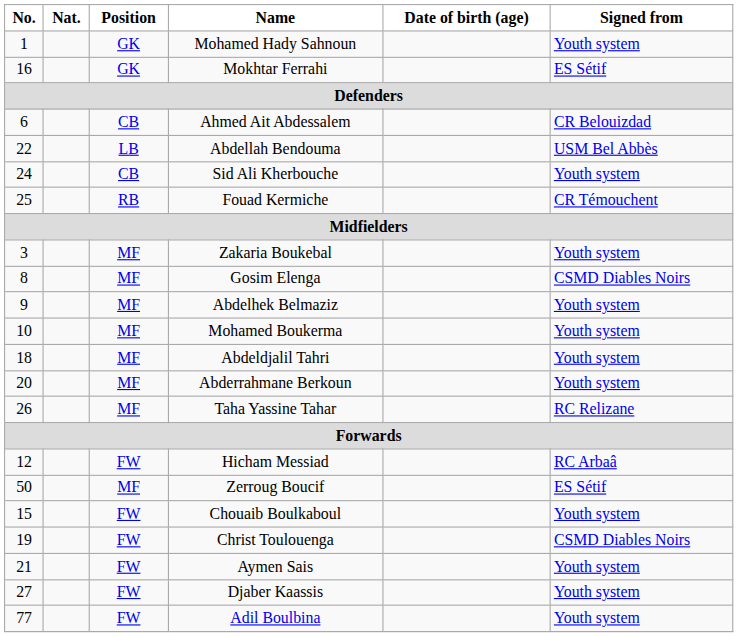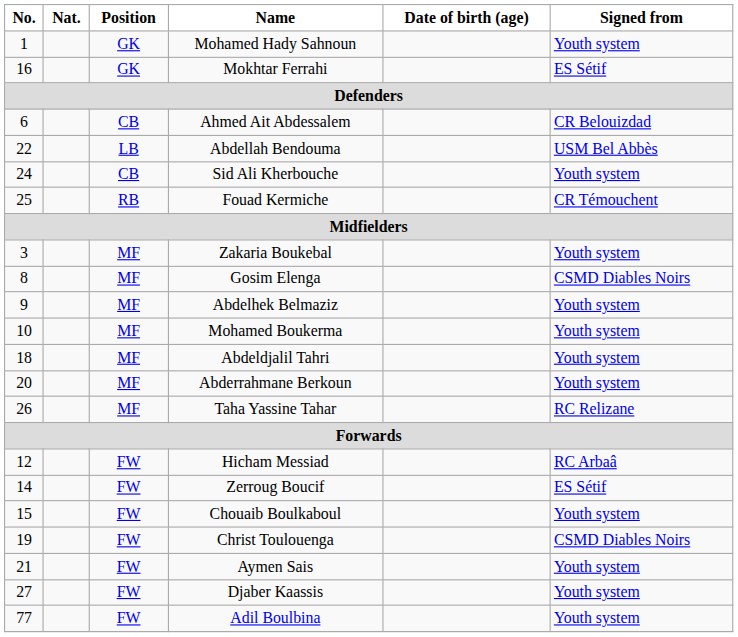(24, 488) 50 -> (24, 488) 14
(129, 488) MF -> (129, 488) FW
